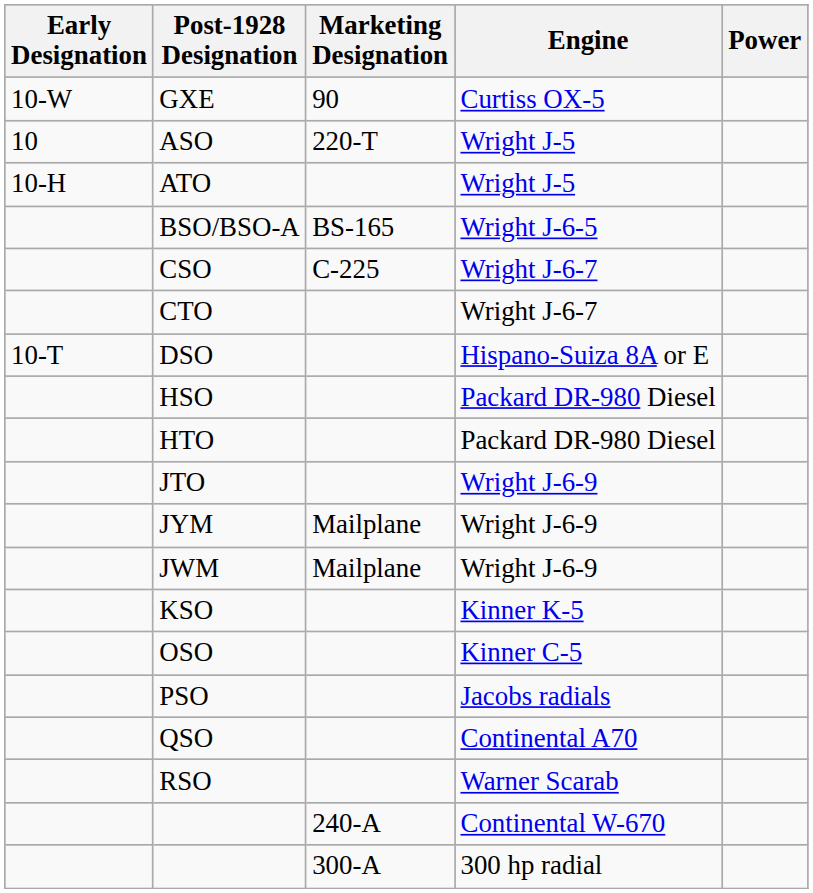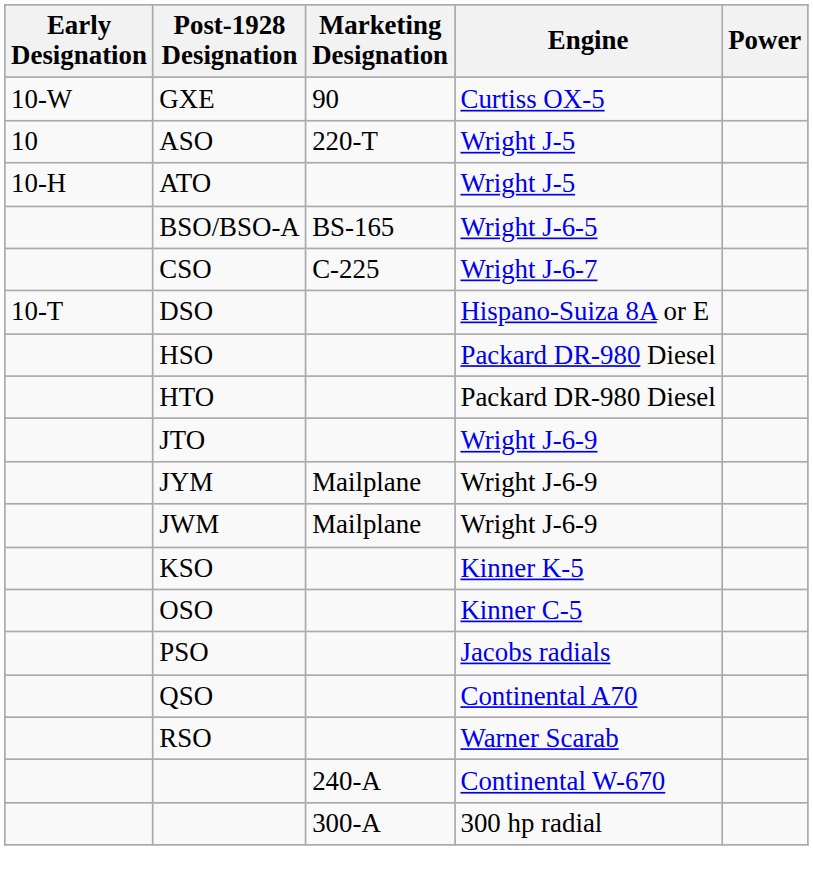- row: (186, 311)
